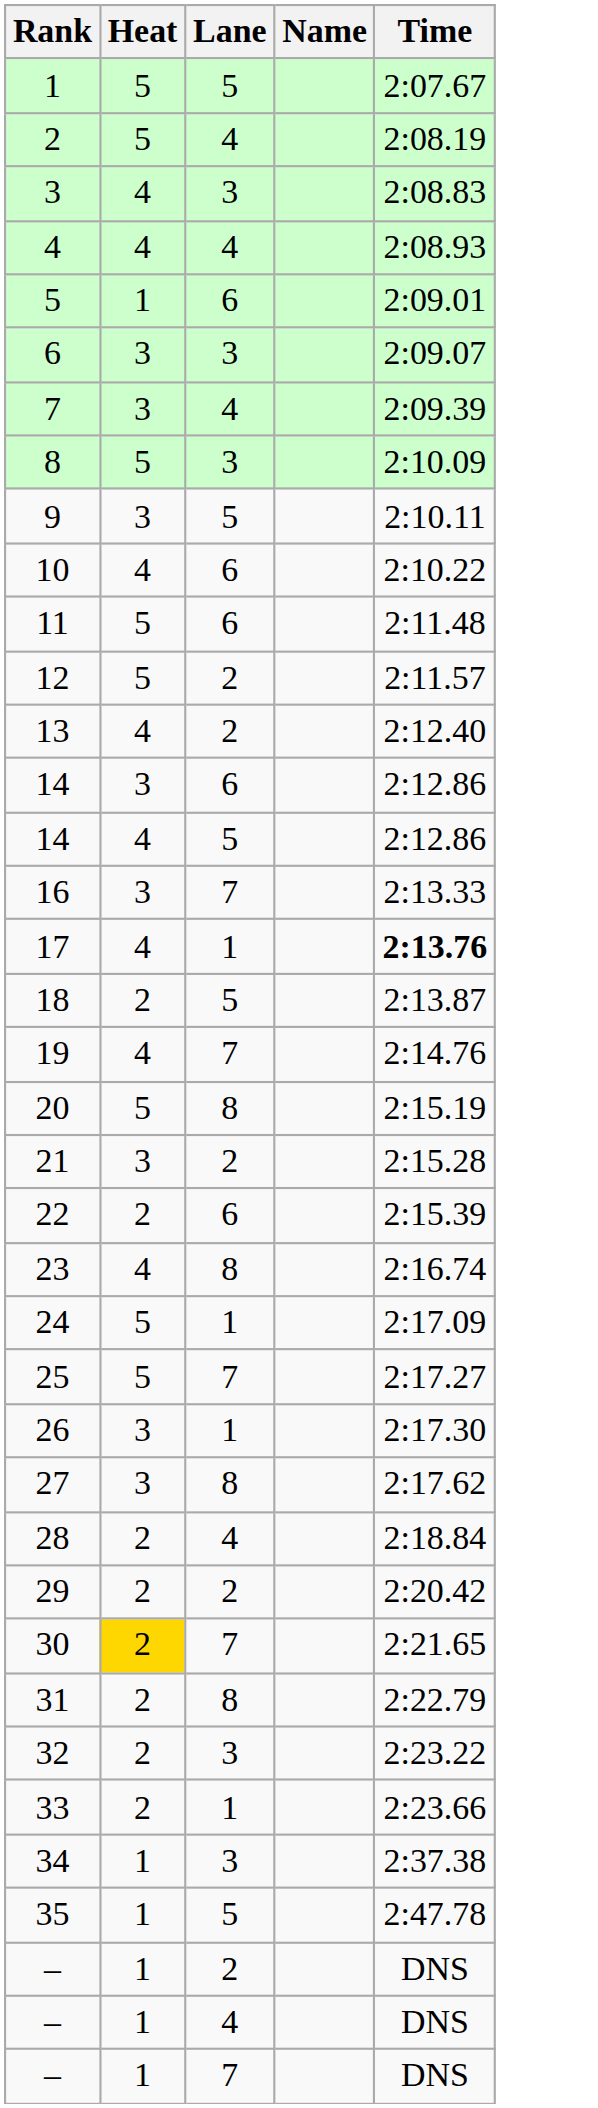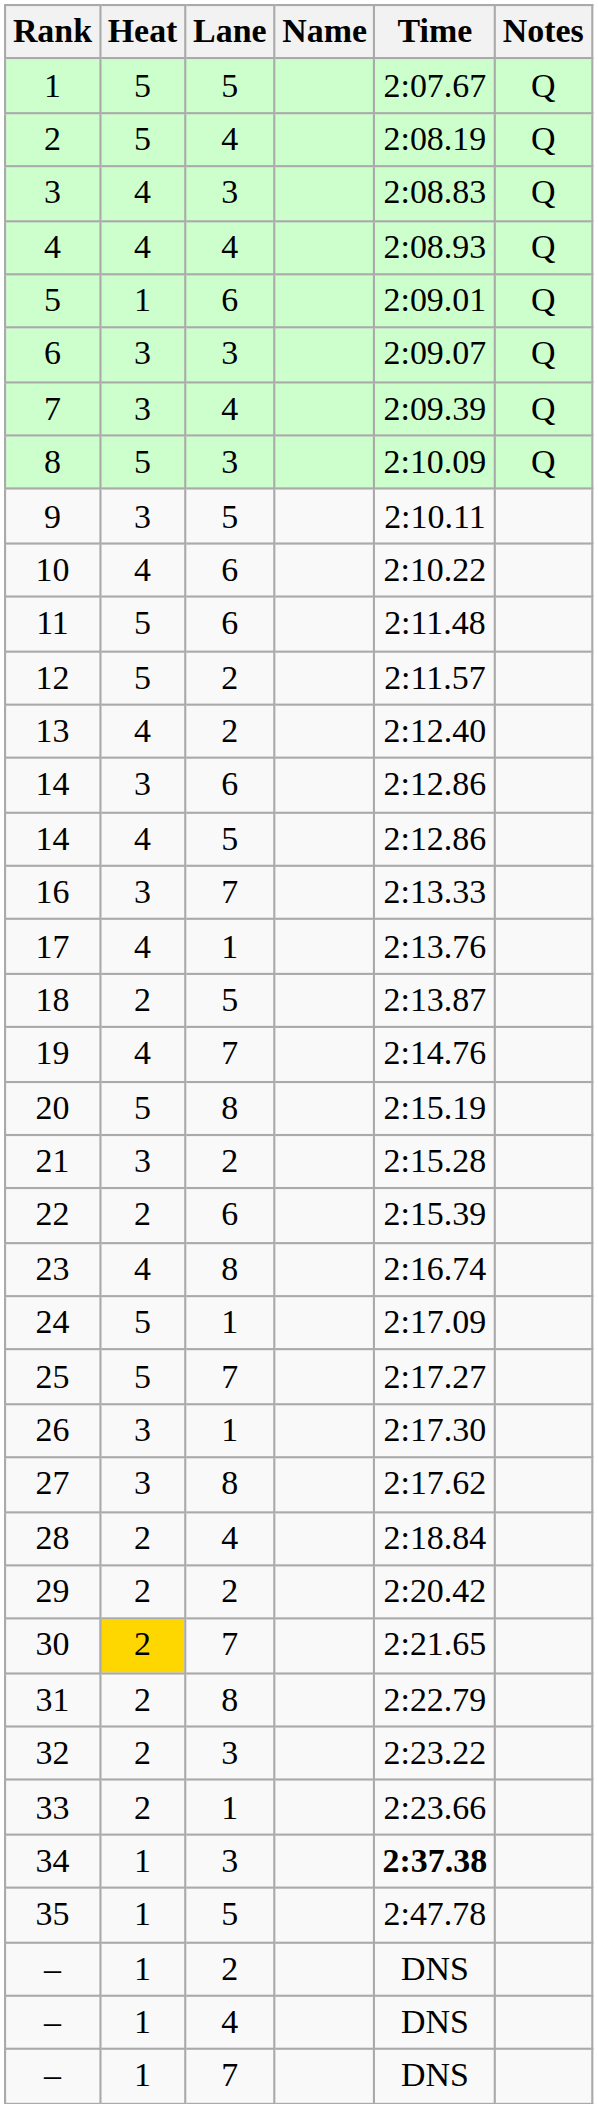+ column: (543, 31)
(435, 945) bold -> (435, 945) normal
(435, 1860) normal -> (435, 1860) bold
